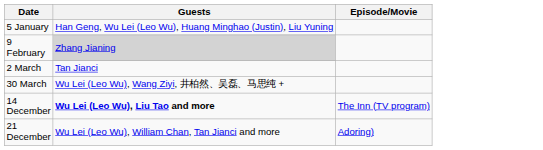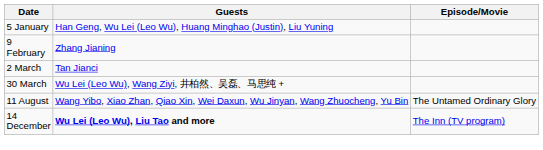(85, 47) lightgrey background -> (85, 47) no background
+ row: (28, 100)
- row: (29, 132)
